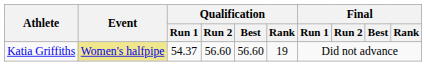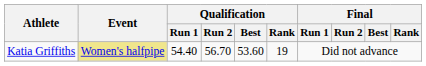(184, 51) 54.37 -> (184, 51) 54.40
(218, 51) 56.60 -> (218, 51) 56.70
(251, 51) 56.60 -> (251, 51) 53.60
